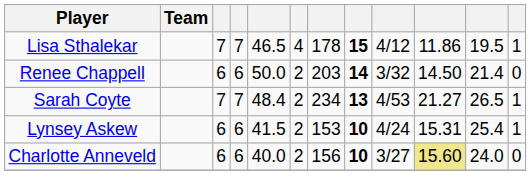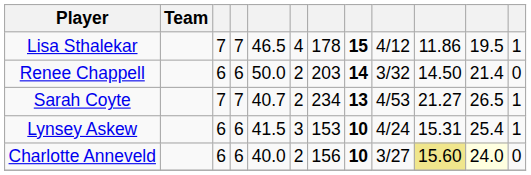(269, 101) 48.4 -> (269, 101) 40.7
(299, 128) 2 -> (299, 128) 3
(487, 156) no background -> (487, 156) lightyellow background
